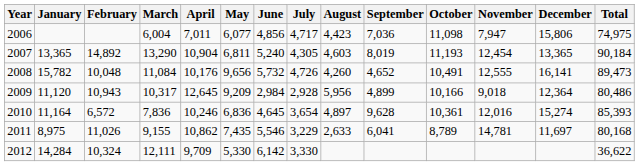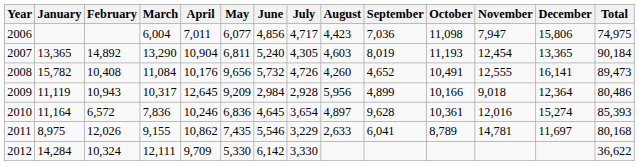(104, 72) 10,048 -> (104, 72) 10,408
(54, 92) 11,120 -> (54, 92) 11,119
(104, 131) 11,026 -> (104, 131) 12,026
